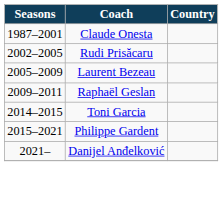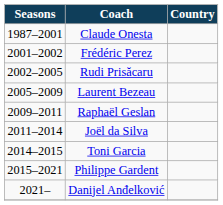+ row: (116, 53)
+ row: (116, 131)
